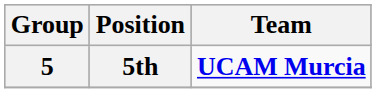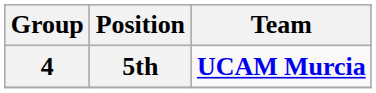(47, 66) 5 -> (47, 66) 4
